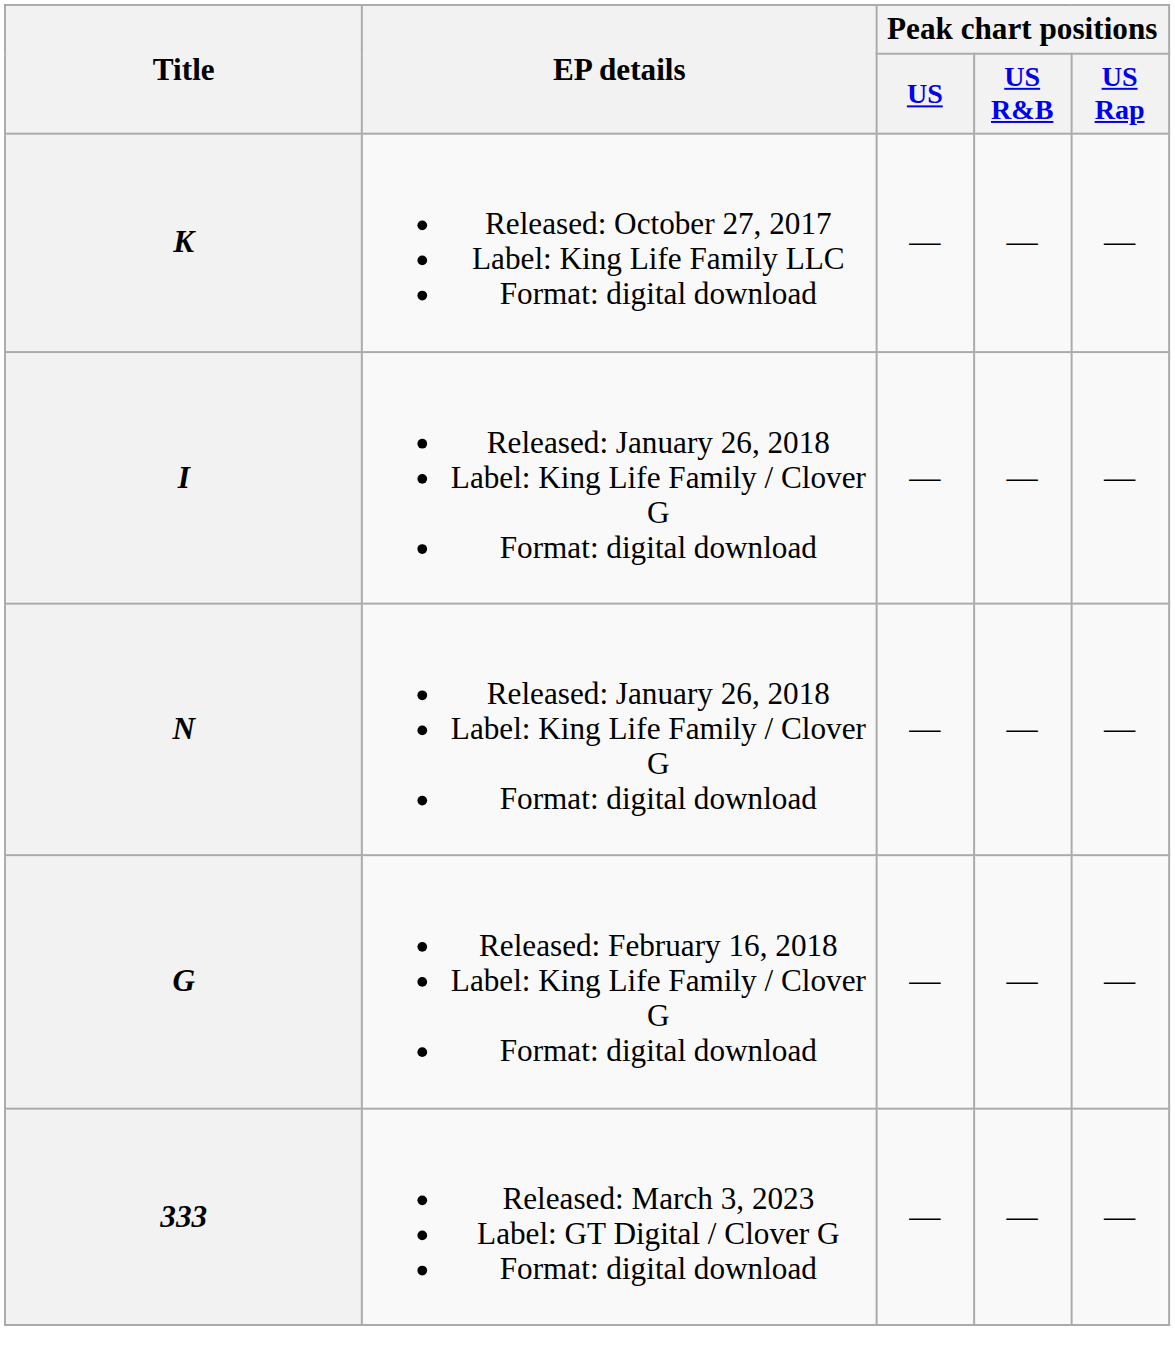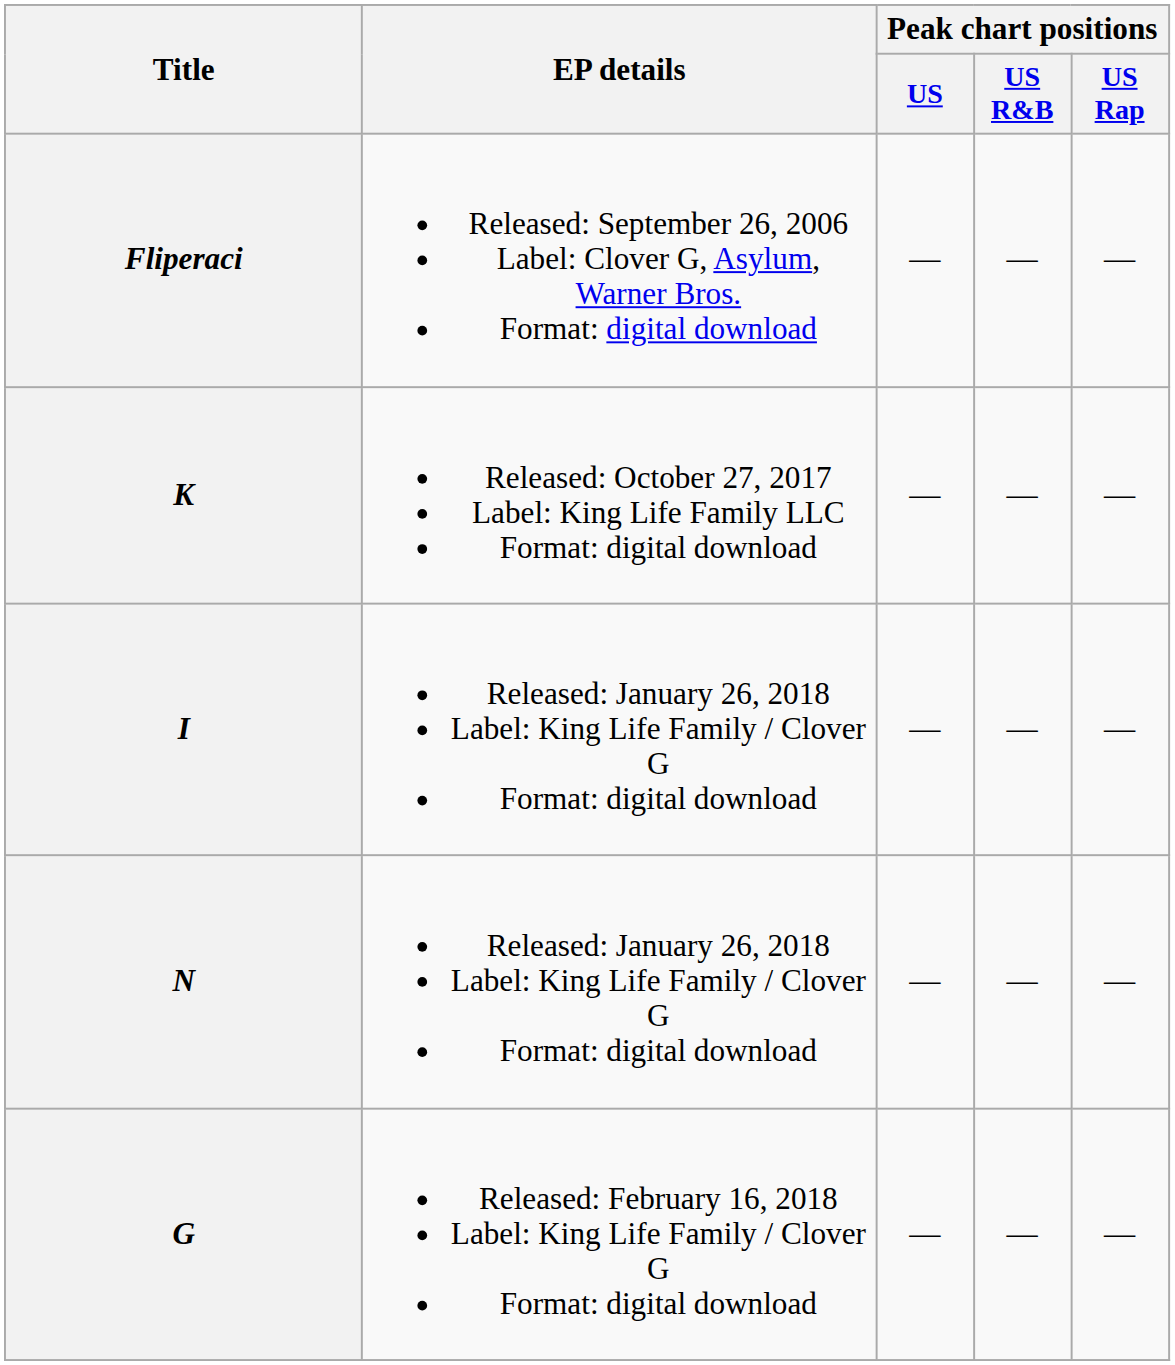+ row: (184, 259)
- row: (184, 1216)
